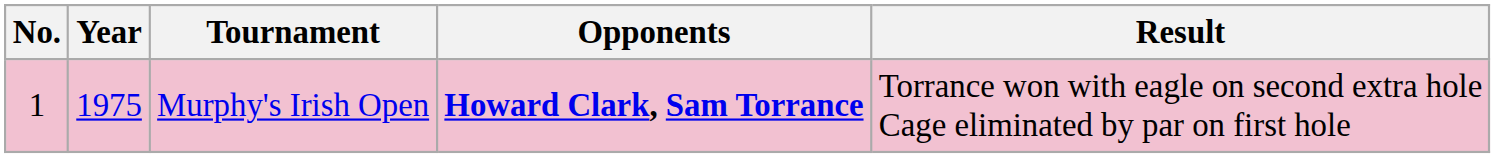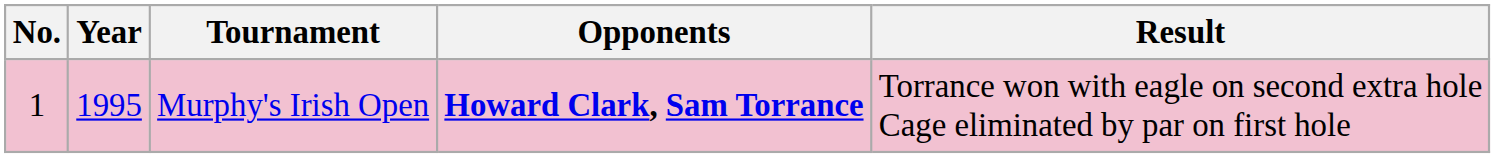(109, 105) 1975 -> (109, 105) 1995
